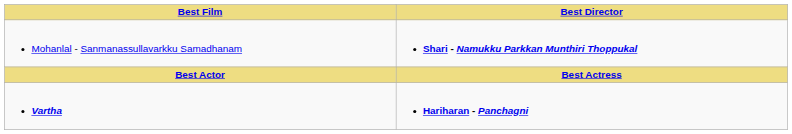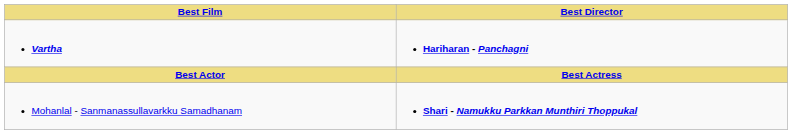rows swapped: (200, 111) <-> (200, 49)
